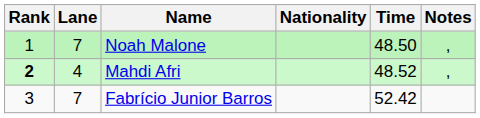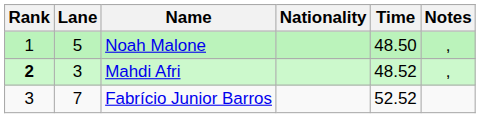(78, 44) 7 -> (78, 44) 5
(78, 71) 4 -> (78, 71) 3
(396, 98) 52.42 -> (396, 98) 52.52
